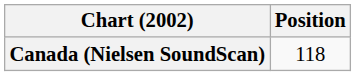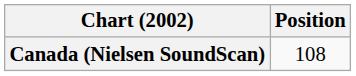(310, 53) 118 -> (310, 53) 108
